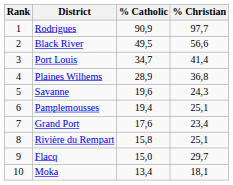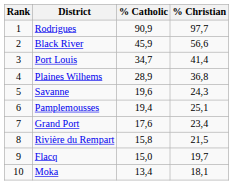(143, 44) 49,5 -> (143, 44) 45,9
(199, 140) 25,1 -> (199, 140) 21,5
(199, 156) 29,7 -> (199, 156) 19,7
